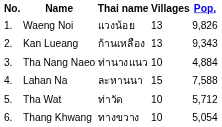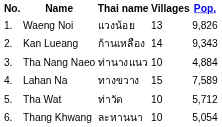(157, 43) 13 -> (157, 43) 14
(120, 81) ละหานนา -> (119, 81) ทางขวาง
(205, 80) 7,588 -> (205, 80) 7,589
(119, 118) ทางขวาง -> (120, 118) ละหานนา
